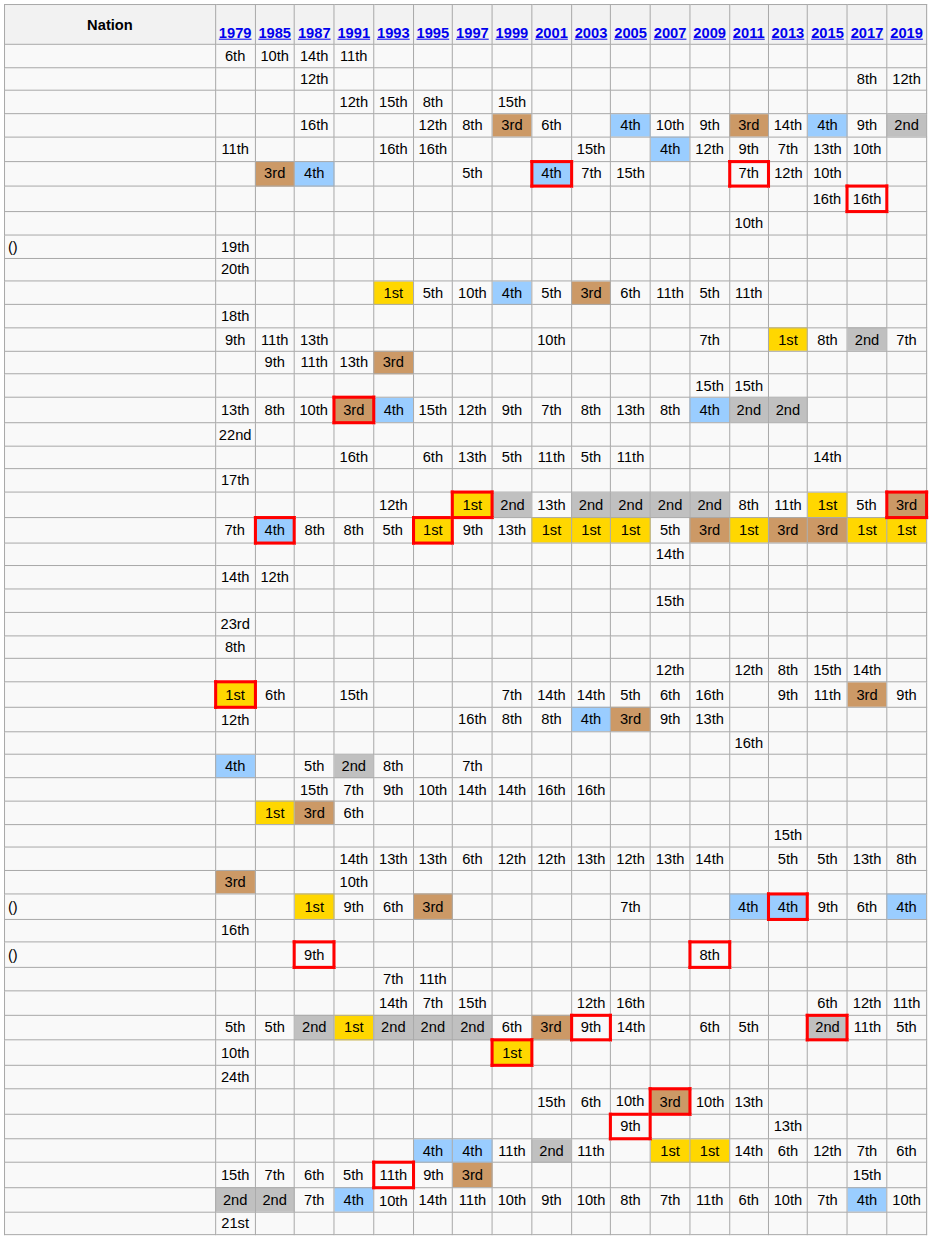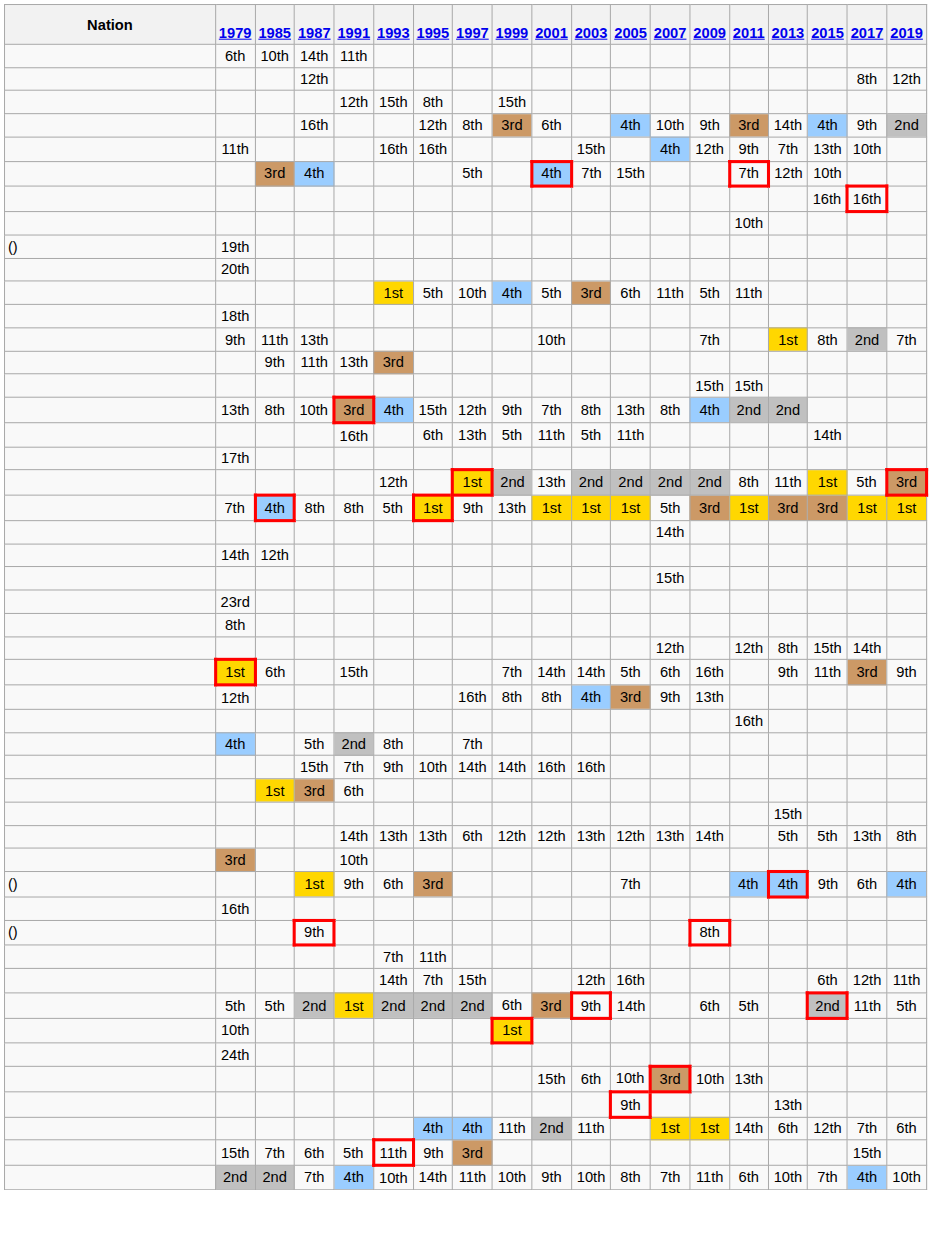- row: (235, 434)
- row: (235, 1224)
